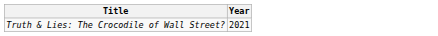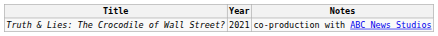+ column: (343, 11)
